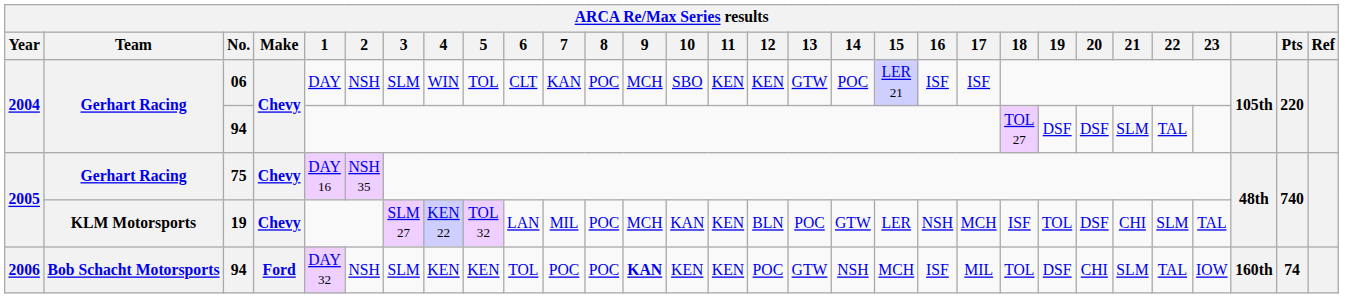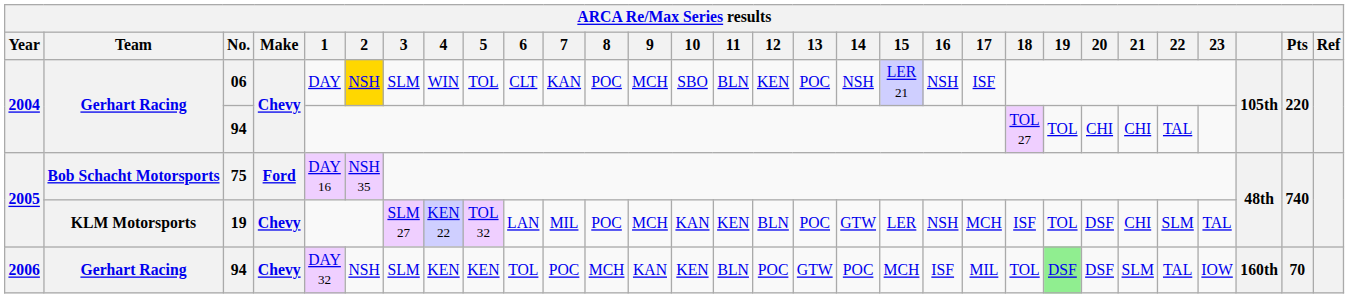(364, 82) no background -> (364, 82) gold background
(728, 82) KEN -> (733, 82) BLN
(810, 82) GTW -> (815, 82) POC
(853, 82) POC -> (858, 82) NSH
(937, 82) ISF -> (943, 82) NSH
(1057, 129) DSF -> (1062, 129) TOL
(1094, 129) DSF -> (1100, 129) CHI
(1132, 129) SLM -> (1138, 129) CHI
(133, 176) Gerhart Racing -> (133, 176) Bob Schacht Motorsports
(279, 176) Chevy -> (279, 176) Ford
(133, 269) Bob Schacht Motorsports -> (133, 269) Gerhart Racing
(279, 269) Ford -> (279, 269) Chevy
(604, 269) POC -> (607, 269) MCH
(645, 269) bold -> (650, 269) normal
(728, 269) KEN -> (733, 269) BLN
(853, 269) NSH -> (858, 269) POC
(1057, 269) no background -> (1062, 269) lightgreen background
(1094, 269) CHI -> (1100, 269) DSF
(1292, 269) 74 -> (1297, 269) 70
